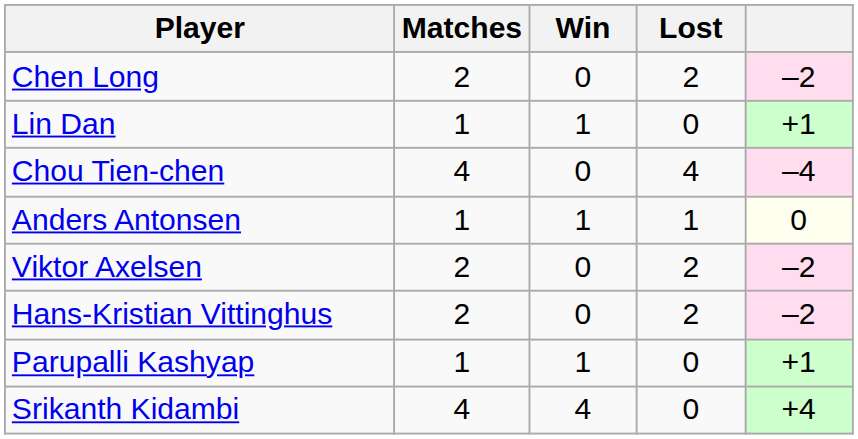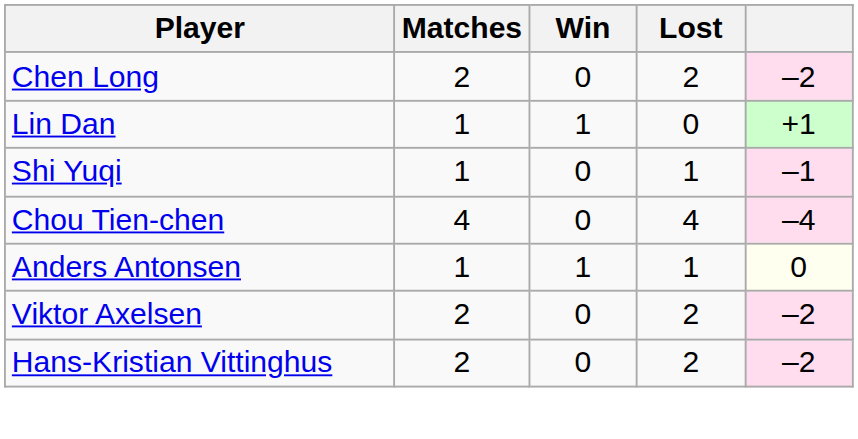+ row: (67, 171)
- row: (133, 362)
- row: (126, 409)
